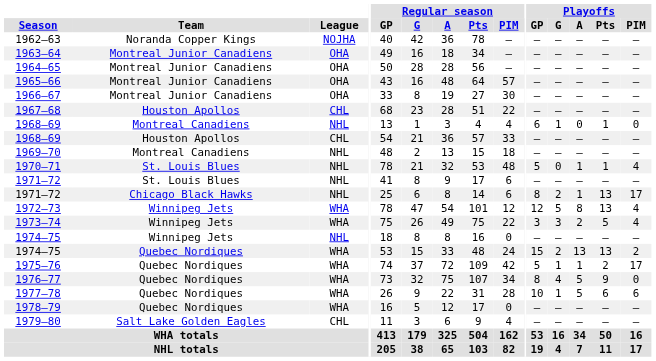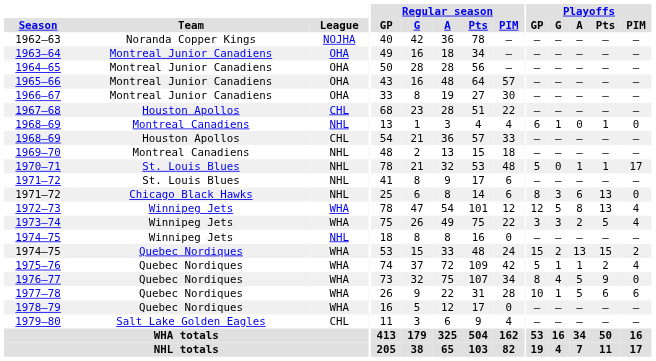(636, 166) 4 -> (636, 166) 17
(558, 194) 2 -> (558, 194) 3
(579, 194) 1 -> (579, 194) 6
(636, 194) 17 -> (636, 194) 0
(605, 251) 13 -> (605, 251) 15
(636, 265) 17 -> (636, 265) 4
